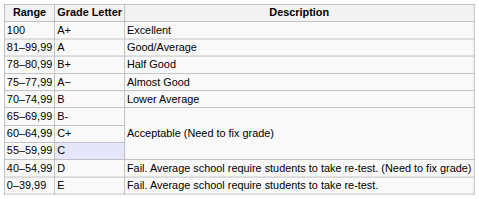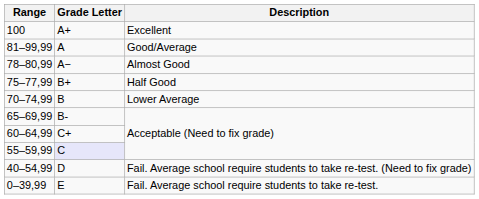(64, 64) B+ -> (64, 64) A−
(151, 64) Half Good -> (158, 64) Almost Good
(64, 82) A− -> (64, 82) B+
(158, 82) Almost Good -> (151, 82) Half Good
